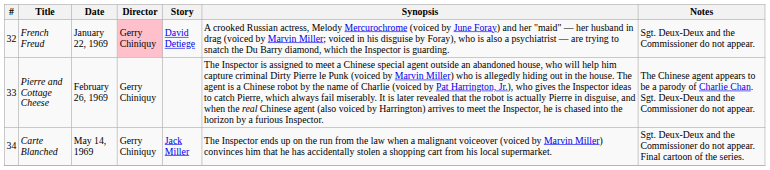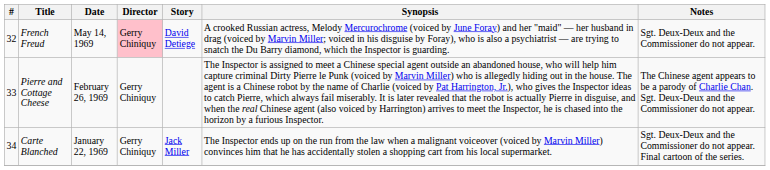(91, 38) January 22, 1969 -> (90, 38) May 14, 1969
(90, 146) May 14, 1969 -> (91, 146) January 22, 1969
